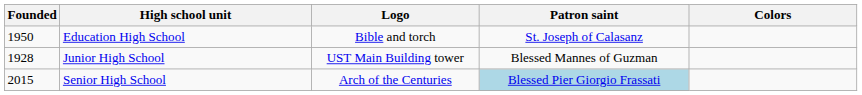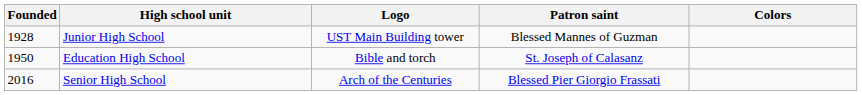rows swapped: (114, 58) <-> (124, 37)
(21, 80) 2015 -> (21, 80) 2016
(584, 80) lightblue background -> (584, 80) no background
